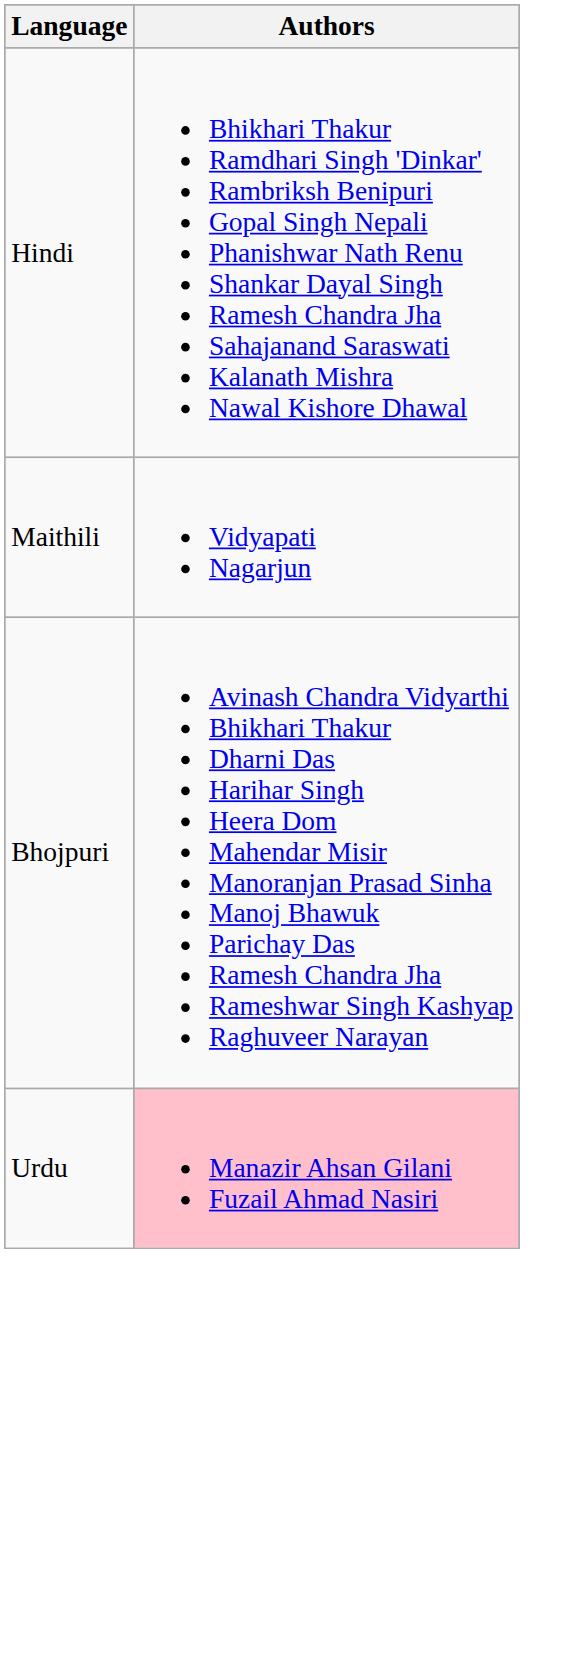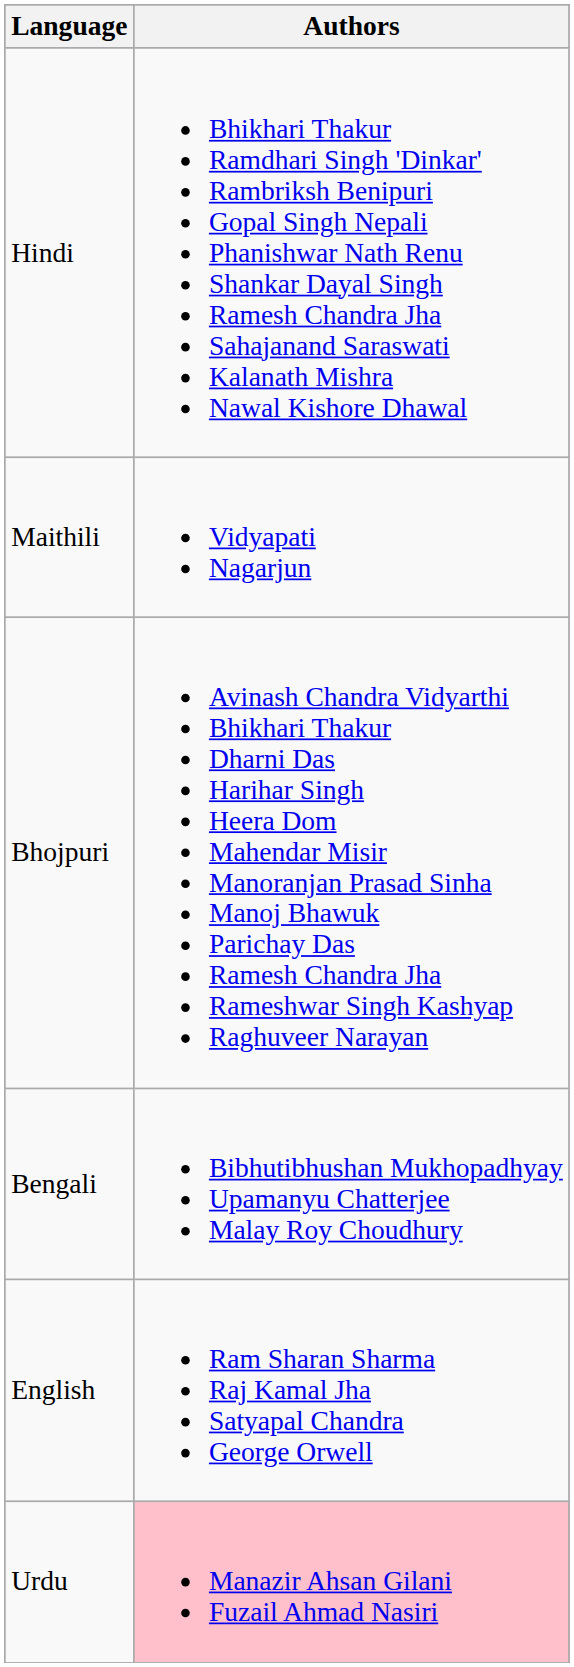+ row: (54, 1183)
+ row: (53, 1390)
